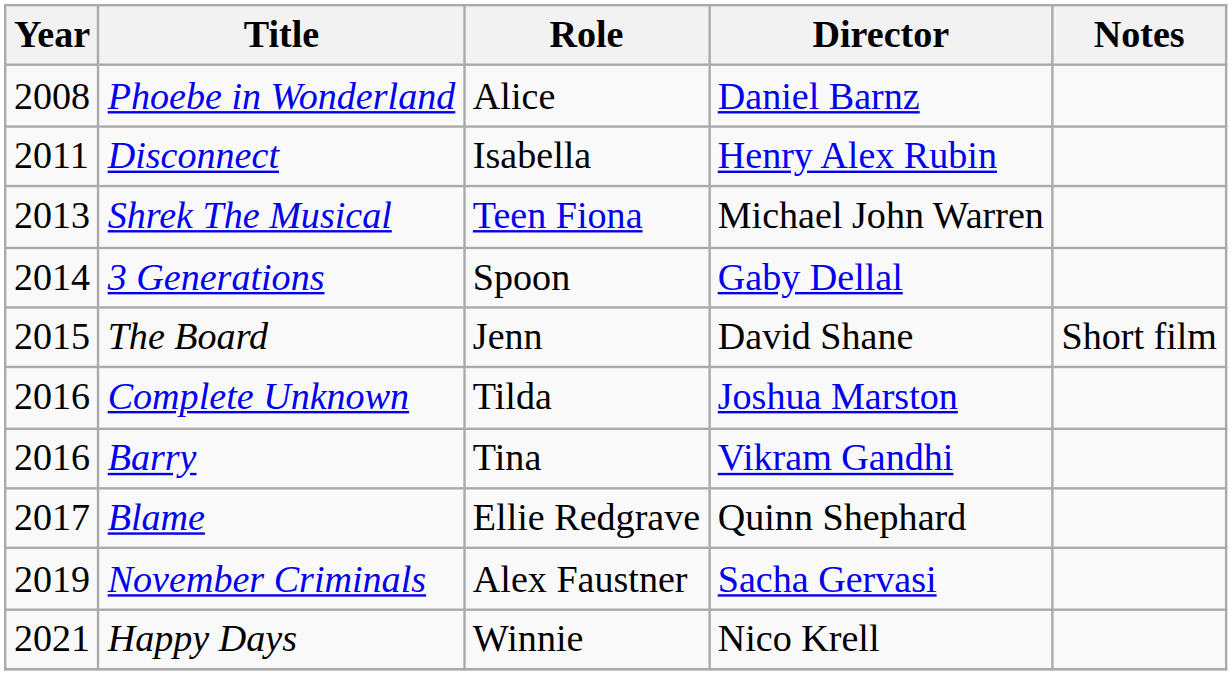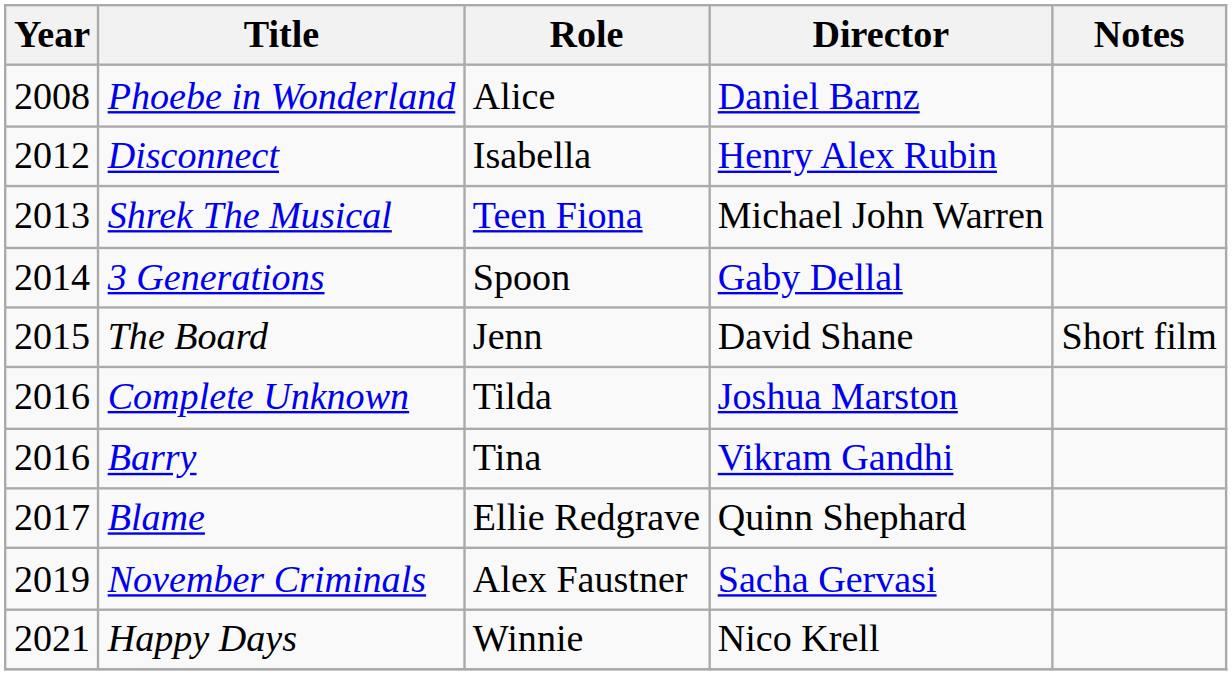(51, 155) 2011 -> (52, 155) 2012
